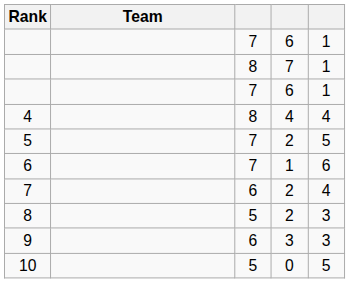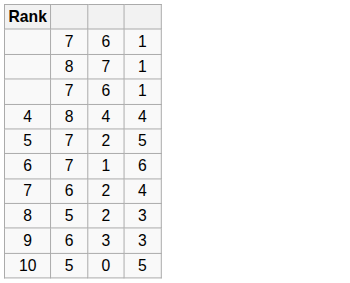- column: (143, 16)
